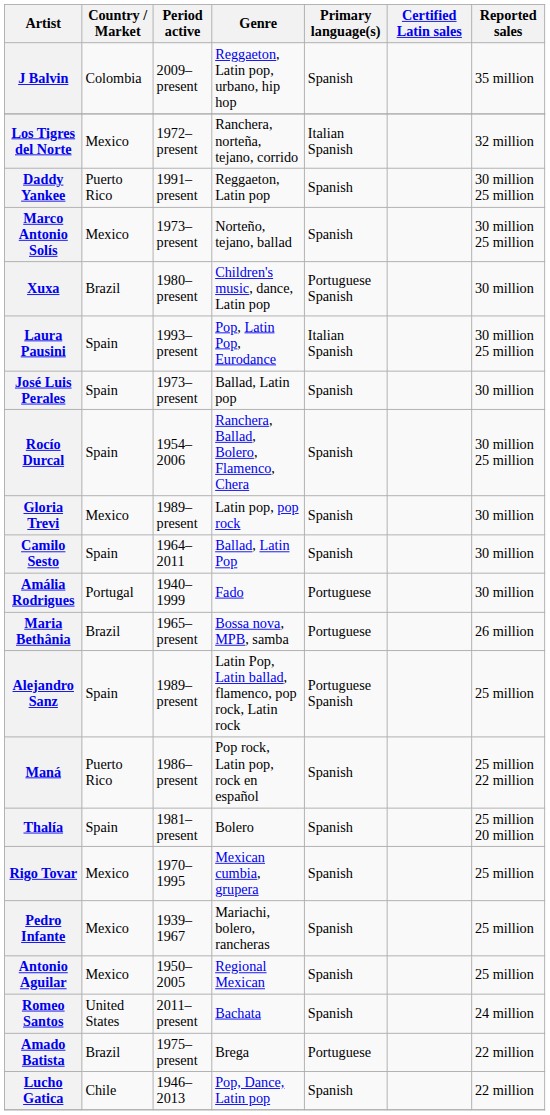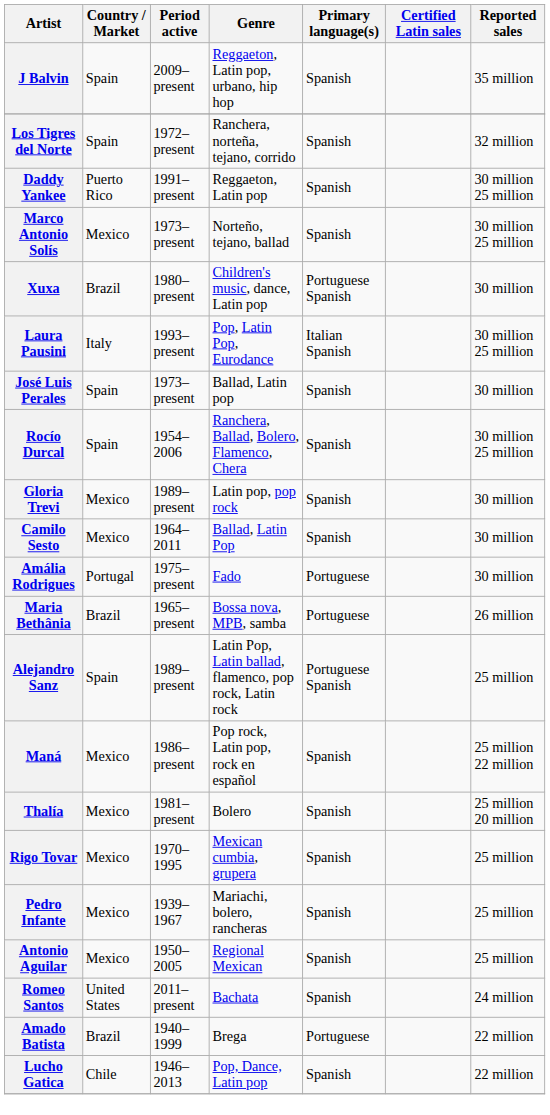(113, 78) Colombia -> (102, 78) Spain
(107, 141) Mexico -> (102, 141) Spain
(330, 141) Italian Spanish -> (329, 141) Spanish
(102, 343) Spain -> (99, 343) Italy
(102, 554) Spain -> (108, 537) Mexico
(174, 592) 1940–1999 -> (174, 576) 1975–present
(104, 772) Puerto Rico -> (108, 756) Mexico
(102, 827) Spain -> (108, 811) Mexico
(177, 1052) 1975–present -> (171, 1036) 1940–1999
